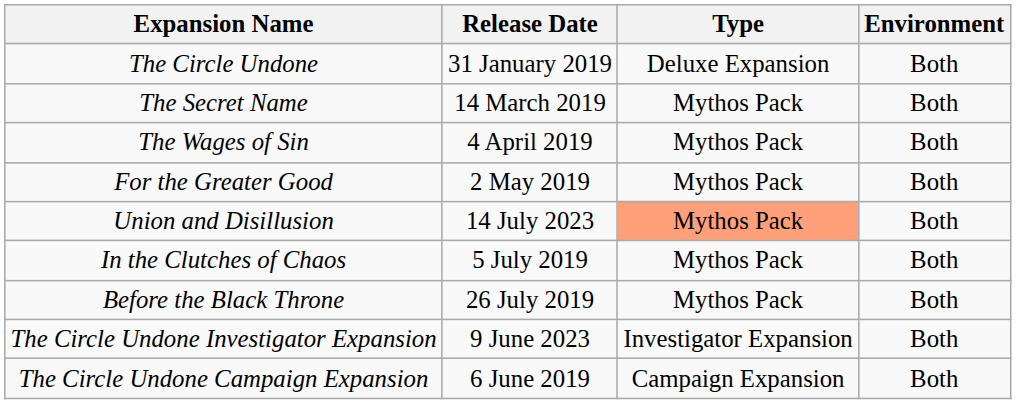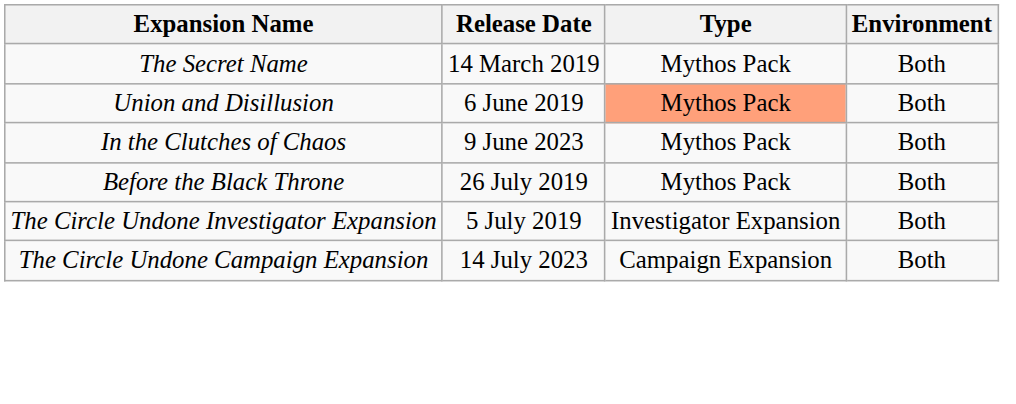- row: (224, 63)
- row: (224, 142)
- row: (224, 181)
(530, 220) 14 July 2023 -> (524, 102) 6 June 2019
(530, 260) 5 July 2019 -> (524, 142) 9 June 2023
(530, 338) 9 June 2023 -> (524, 220) 5 July 2019
(530, 378) 6 June 2019 -> (524, 260) 14 July 2023
